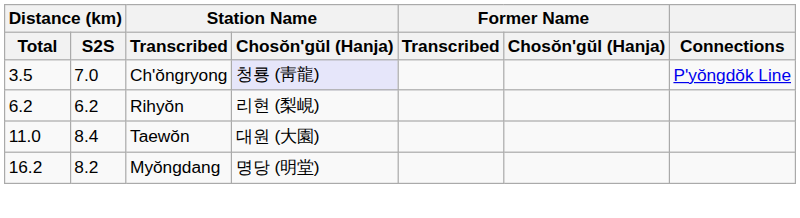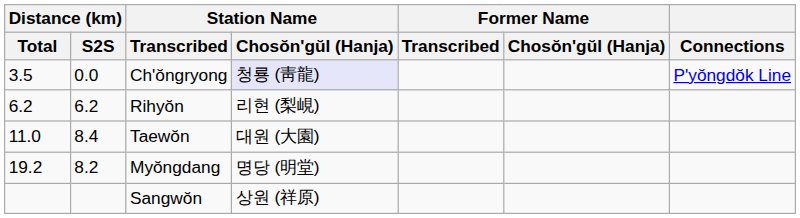(86, 75) 7.0 -> (86, 75) 0.0
(25, 168) 16.2 -> (25, 168) 19.2
+ row: (166, 199)
